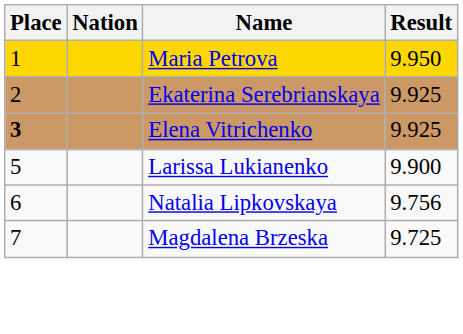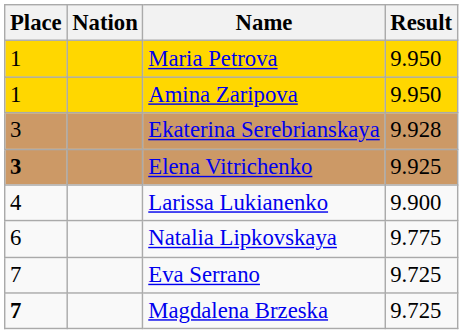+ row: (223, 94)
(16, 94) 2 -> (16, 130) 3
(416, 94) 9.925 -> (416, 130) 9.928
(16, 166) 5 -> (16, 202) 4
(416, 202) 9.756 -> (416, 238) 9.775
+ row: (204, 274)
(16, 238) normal -> (16, 310) bold
